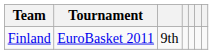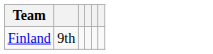- column: (106, 15)
